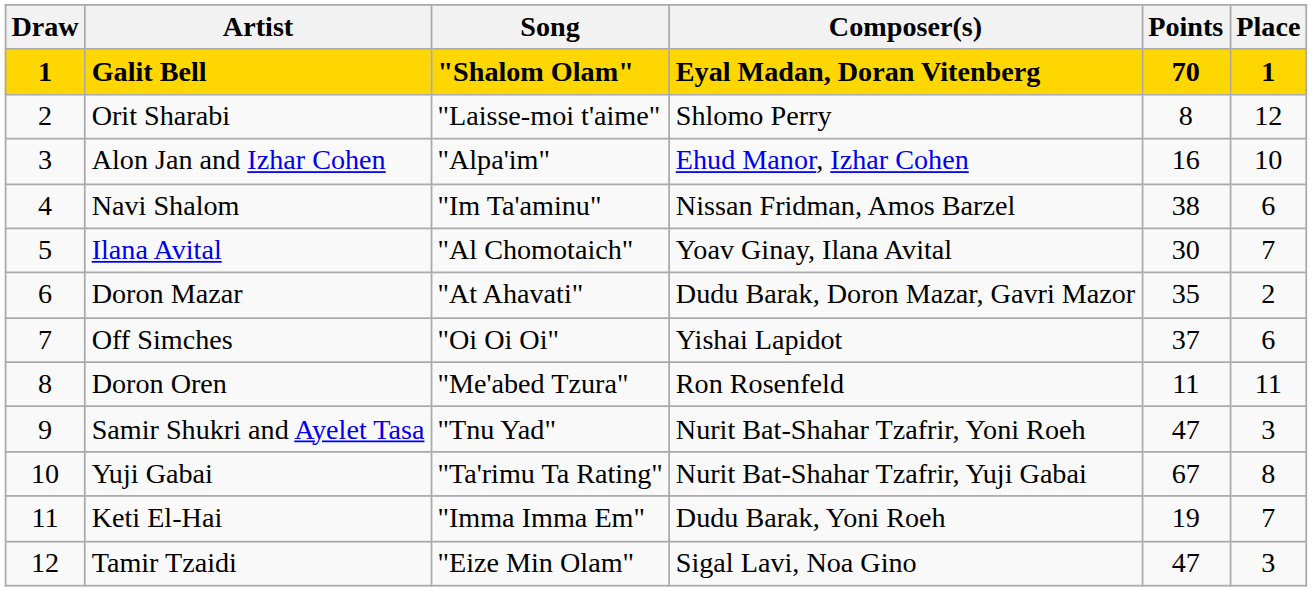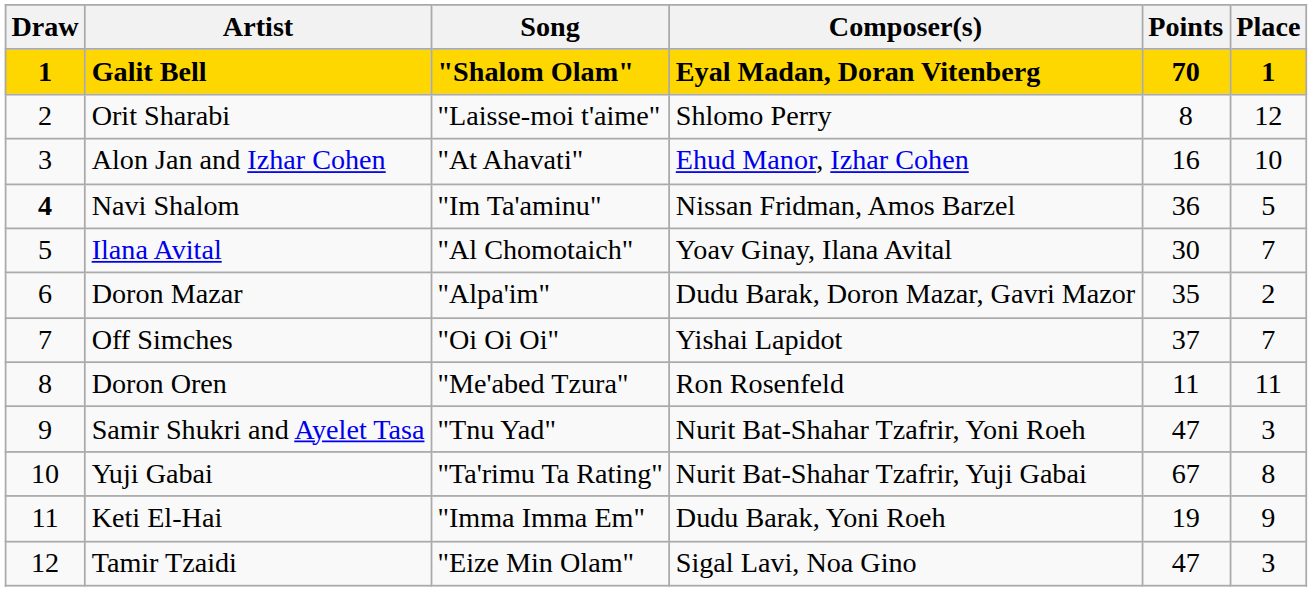(494, 160) "Alpa'im" -> (510, 160) "At Ahavati"
(45, 205) normal -> (45, 205) bold
(1186, 205) 38 -> (1186, 205) 36
(1268, 205) 6 -> (1268, 205) 5
(510, 294) "At Ahavati" -> (494, 294) "Alpa'im"
(1268, 339) 6 -> (1268, 339) 7
(1268, 518) 7 -> (1268, 518) 9
